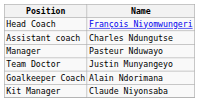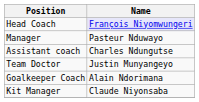(141, 24) no background -> (141, 24) lavender background
rows swapped: (43, 38) <-> (24, 51)
